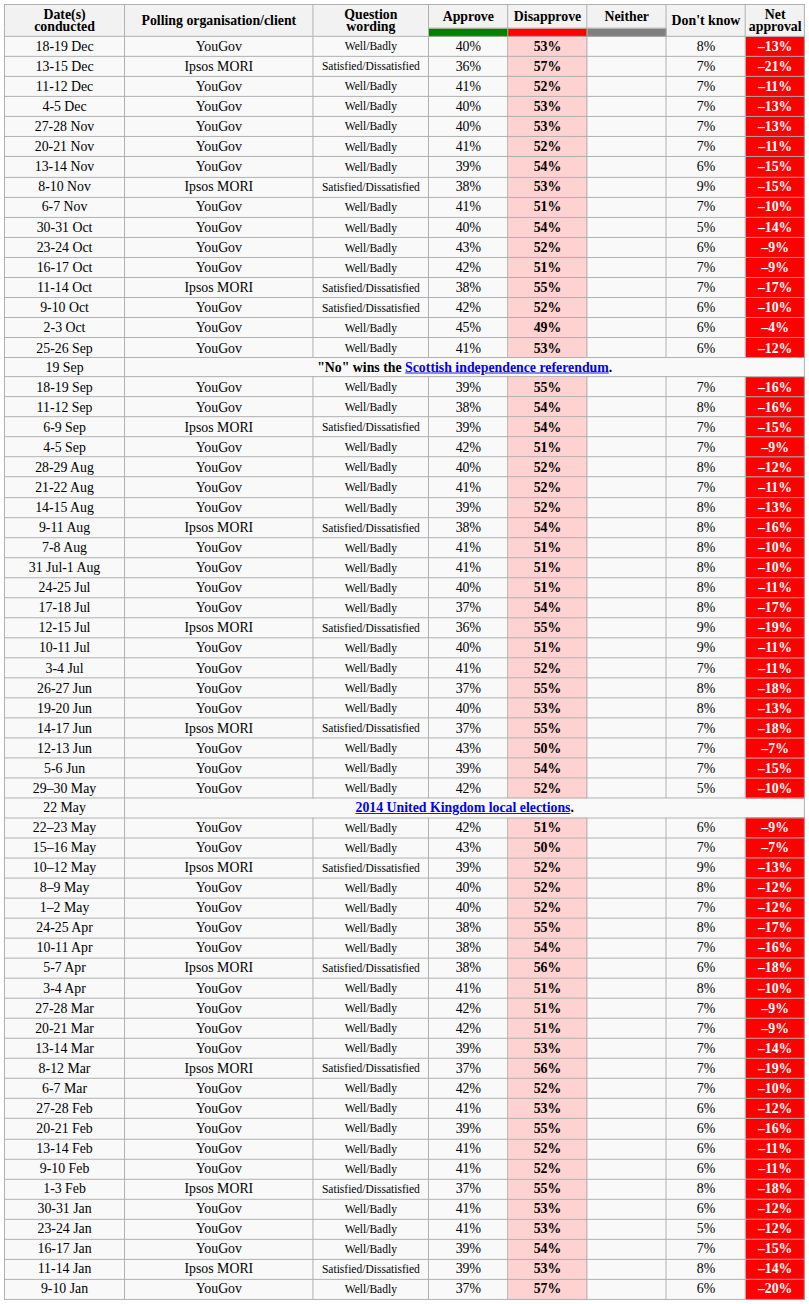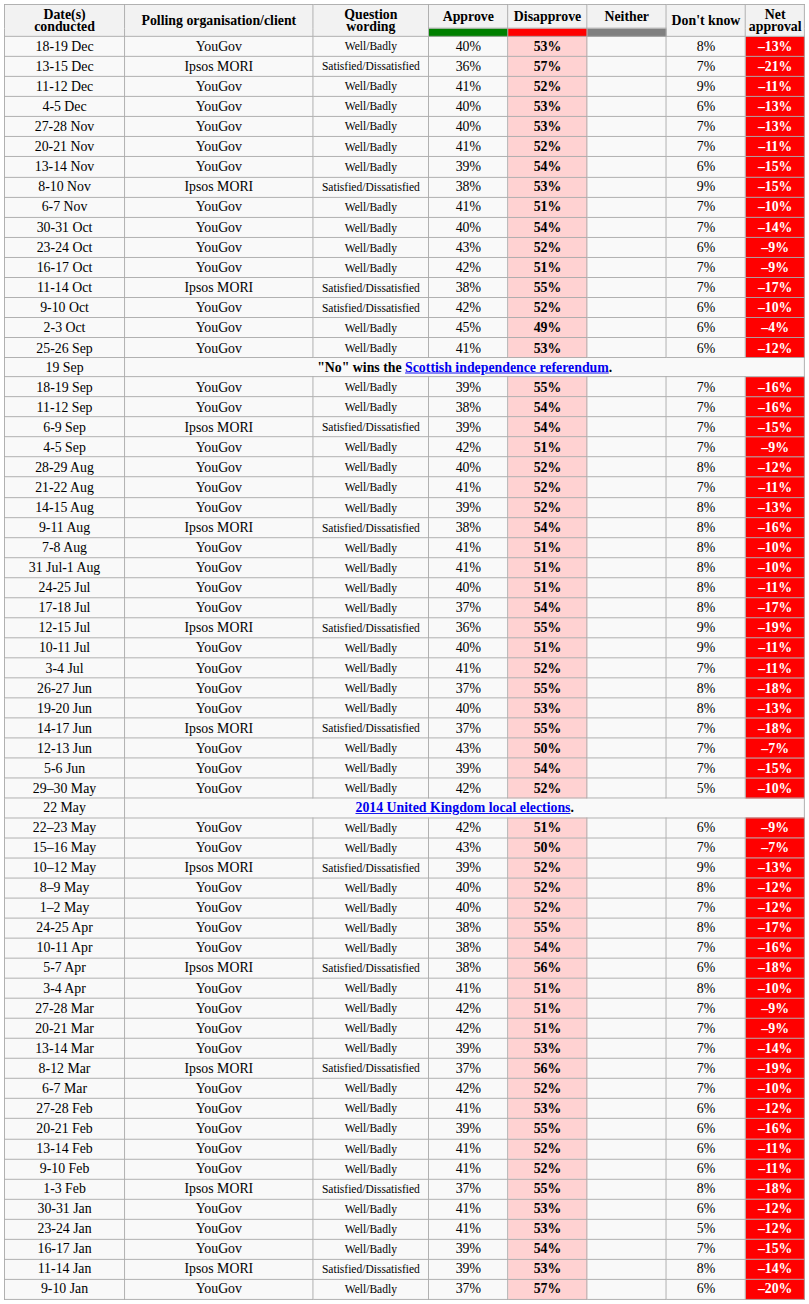(706, 86) 7% -> (706, 86) 9%
(706, 106) 7% -> (706, 106) 6%
(706, 227) 5% -> (706, 227) 7%
(706, 407) 8% -> (706, 407) 7%
